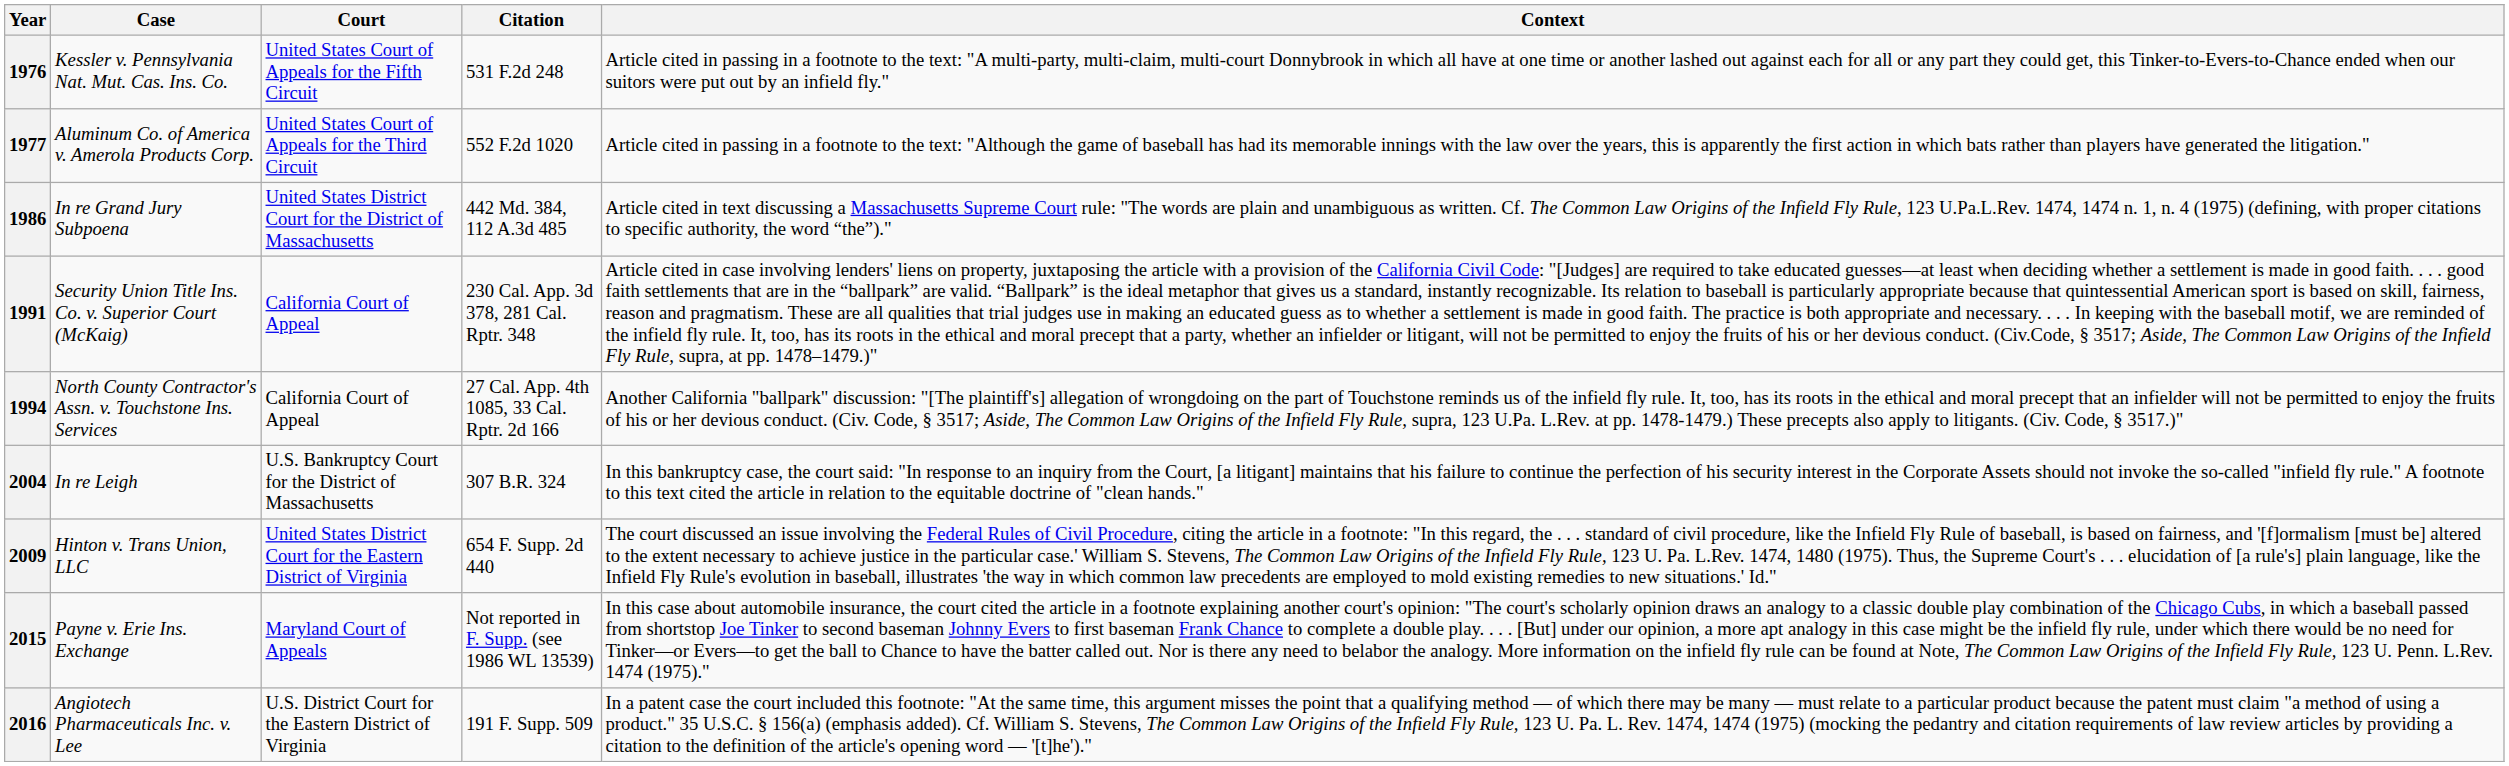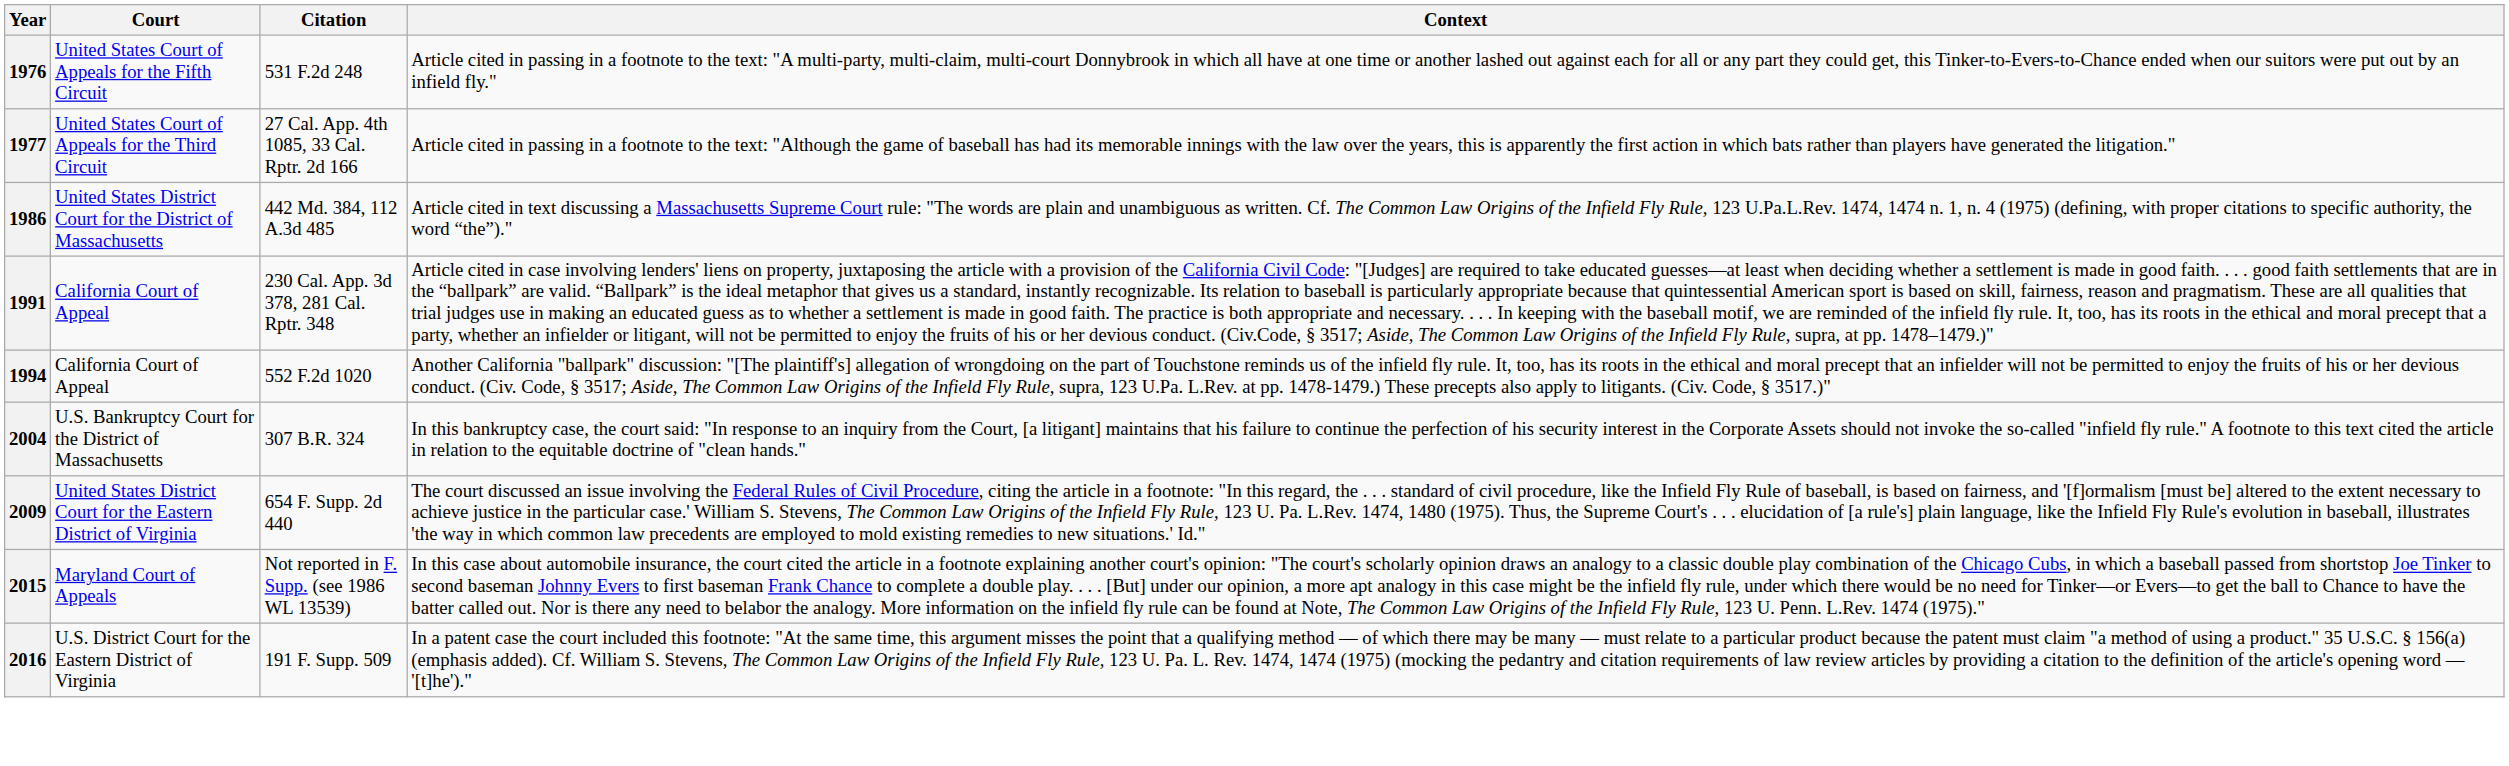- column: (156, 19)
(519, 144) 552 F.2d 1020 -> (326, 144) 27 Cal. App. 4th 1085, 33 Cal. Rptr. 2d 166
(527, 408) 27 Cal. App. 4th 1085, 33 Cal. Rptr. 2d 166 -> (318, 376) 552 F.2d 1020
